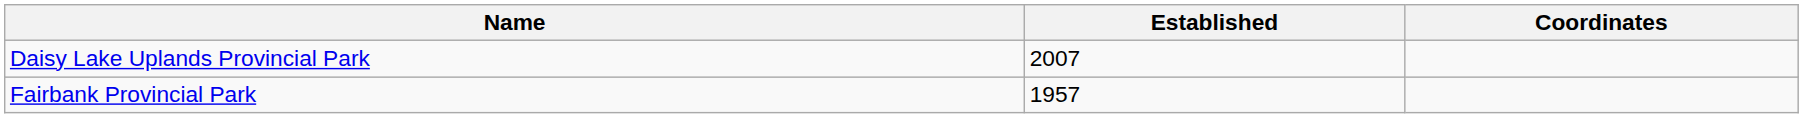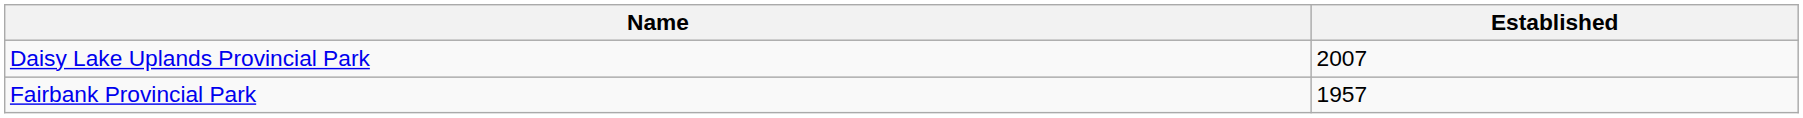- column: (1601, 22)
